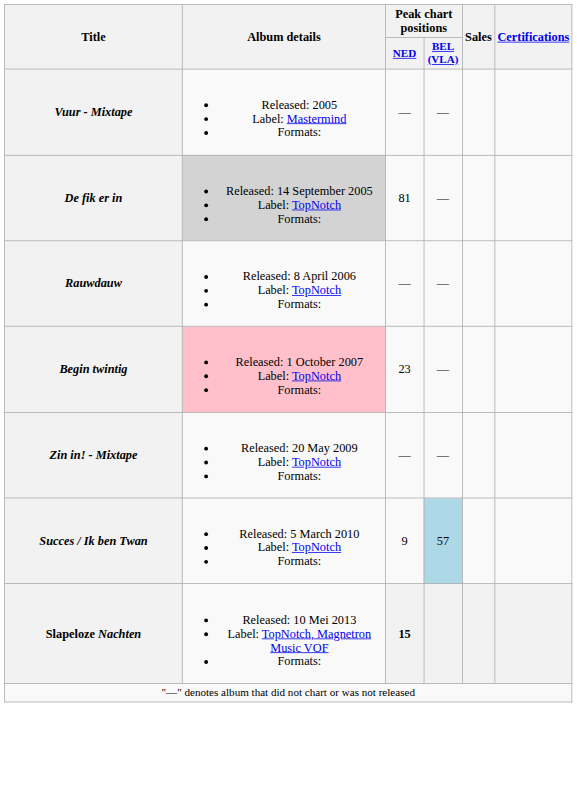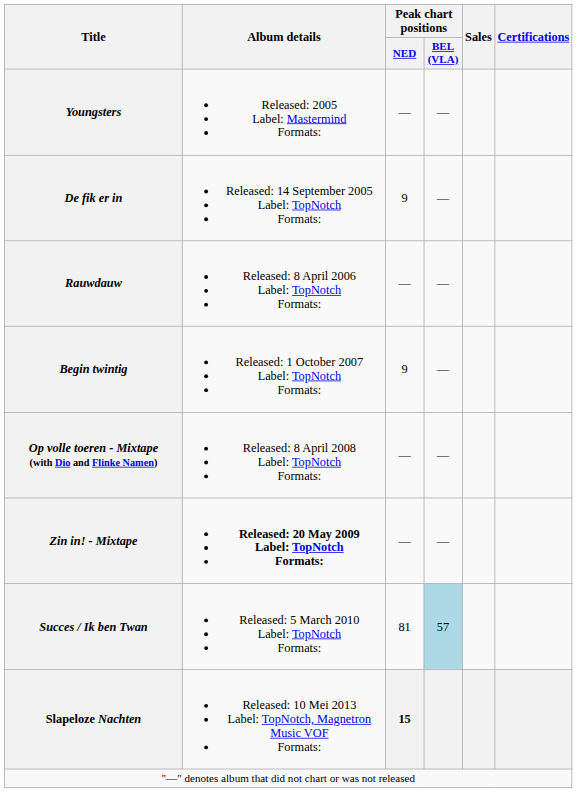+ row: (93, 112)
- row: (93, 112)
(284, 205) lightgrey background -> (284, 205) no background
(405, 197) 81 -> (405, 197) 9
(284, 376) pink background -> (284, 376) no background
(405, 369) 23 -> (405, 369) 9
+ row: (93, 455)
(284, 462) normal -> (284, 548) bold
(405, 540) 9 -> (405, 626) 81
